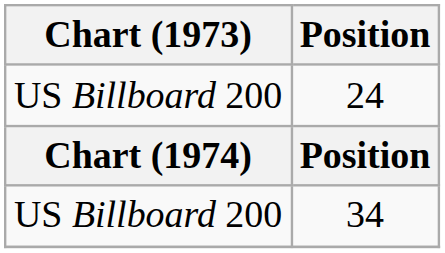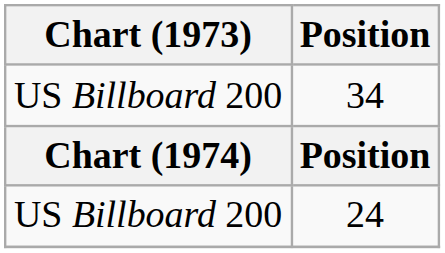rows swapped: (365, 214) <-> (365, 94)
